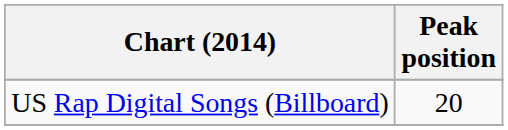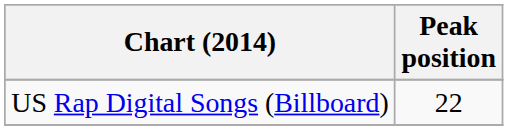(449, 102) 20 -> (449, 102) 22
